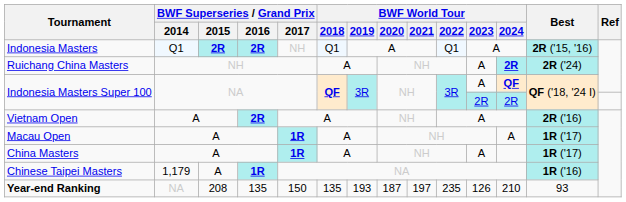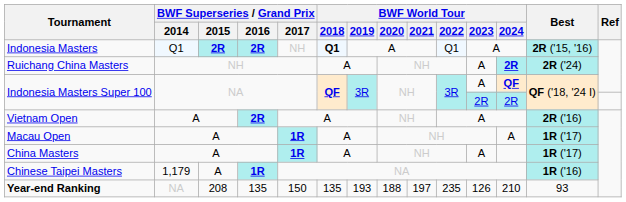(332, 49) normal -> (332, 49) bold
(392, 189) 187 -> (392, 189) 188
